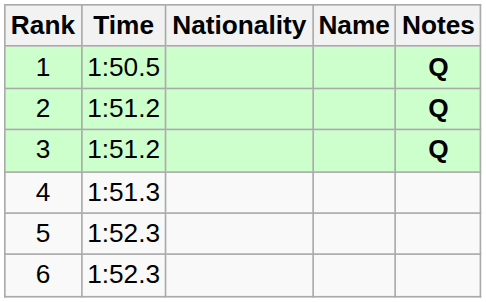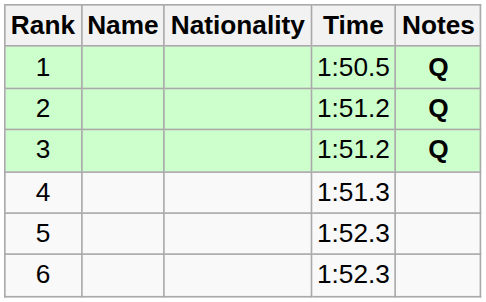columns swapped: (354, 25) <-> (124, 25)
